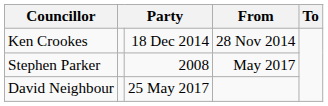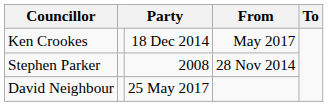(256, 40) 28 Nov 2014 -> (264, 40) May 2017
(264, 64) May 2017 -> (256, 64) 28 Nov 2014
